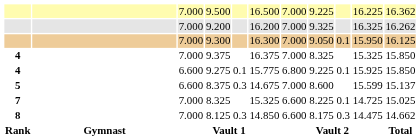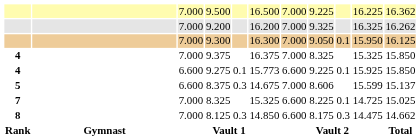(264, 71) 15.775 -> (264, 71) 15.773
(294, 71) 6.800 -> (294, 71) 6.600
(321, 86) 8.600 -> (321, 86) 8.606
